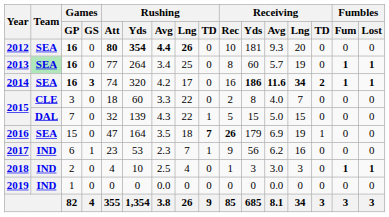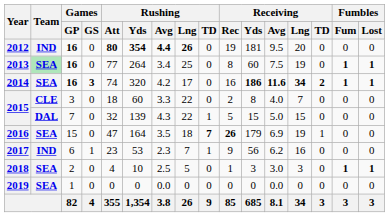(46, 47) SEA -> (46, 47) IND
(230, 47) 10 -> (230, 47) 19
(276, 47) 9.3 -> (276, 47) 9.5
(276, 64) 5.7 -> (276, 64) 7.5
(46, 168) IND -> (46, 168) SEA
(187, 168) 4 -> (187, 168) 5
(46, 185) IND -> (46, 185) SEA
